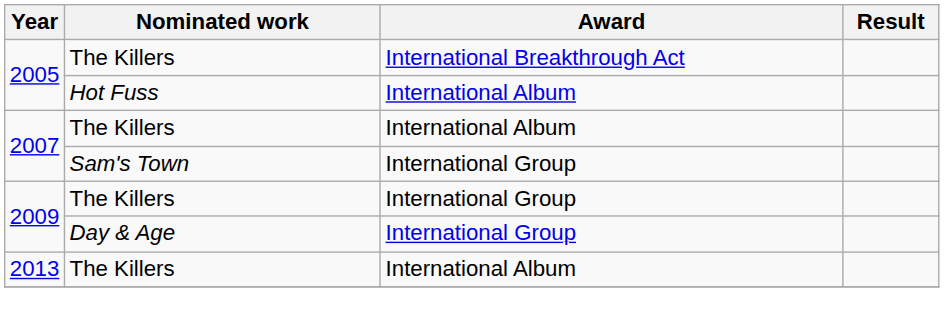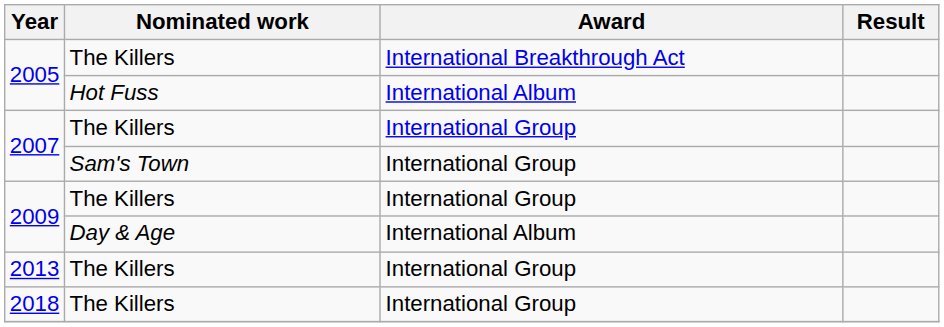(481, 127) International Album -> (481, 127) International Group
(481, 233) International Group -> (481, 233) International Album
(481, 269) International Album -> (481, 269) International Group
+ row: (35, 304)
